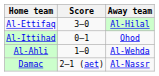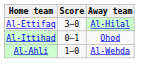- row: (31, 64)
